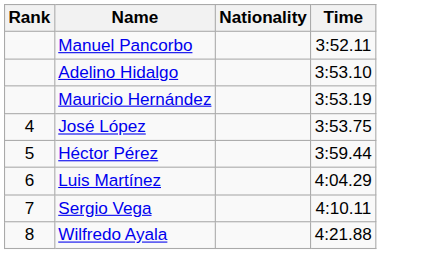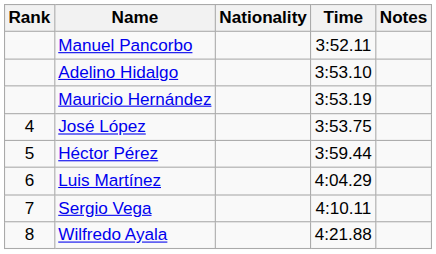+ column: (404, 18)
